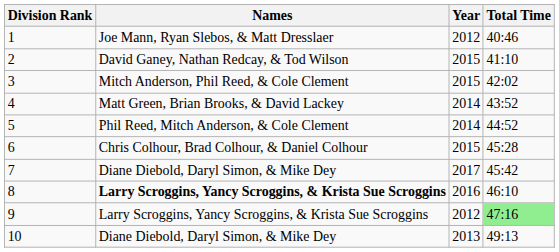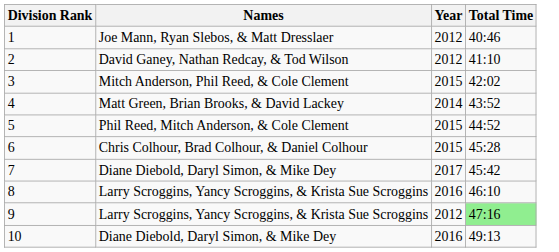(466, 59) 2015 -> (449, 59) 2012
(466, 125) 2014 -> (449, 125) 2015
(272, 192) bold -> (263, 192) normal
(466, 236) 2013 -> (449, 236) 2016
